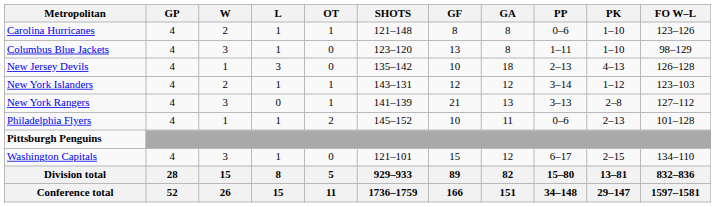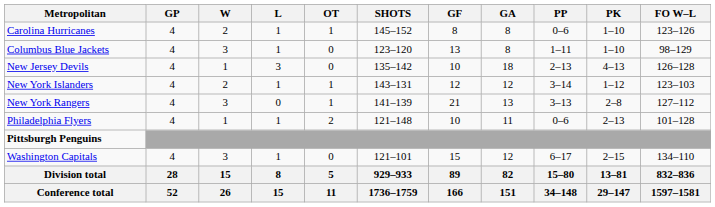(393, 31) 121–148 -> (393, 31) 145–152
(393, 120) 145–152 -> (393, 120) 121–148
